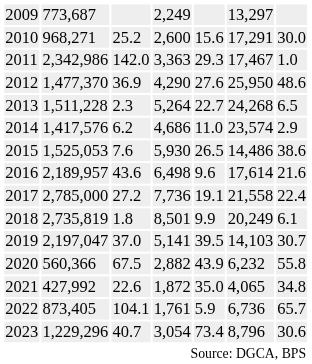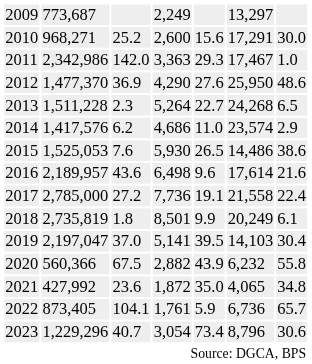(292, 241) 30.7 -> (292, 241) 30.4
(127, 286) 22.6 -> (127, 286) 23.6
